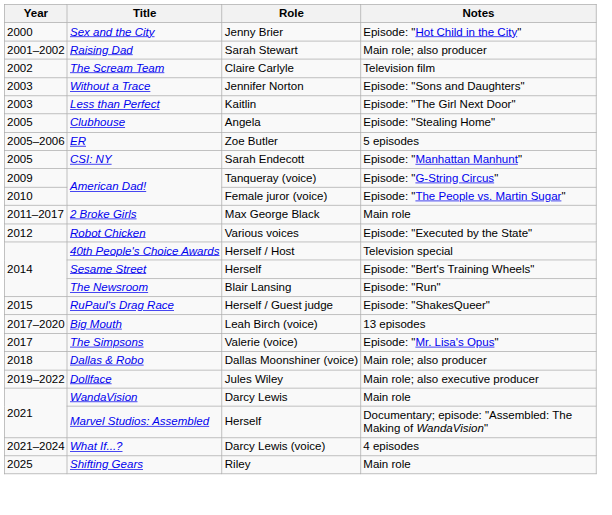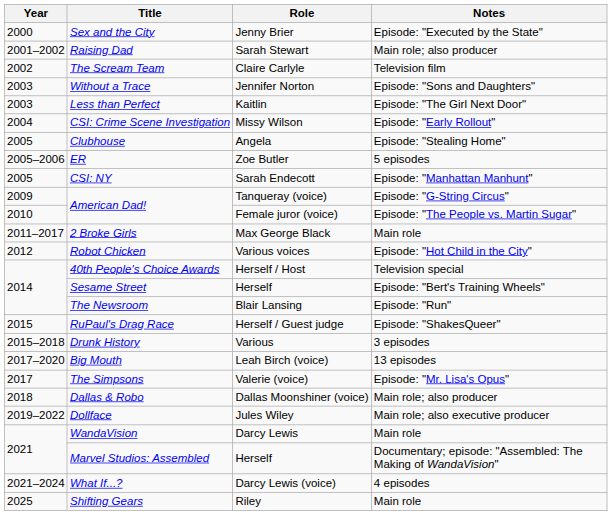(442, 31) Episode: "Hot Child in the City" -> (458, 31) Episode: "Executed by the State"
+ row: (150, 123)
(448, 232) Episode: "Executed by the State" -> (453, 251) Episode: "Hot Child in the City"
+ row: (105, 342)
